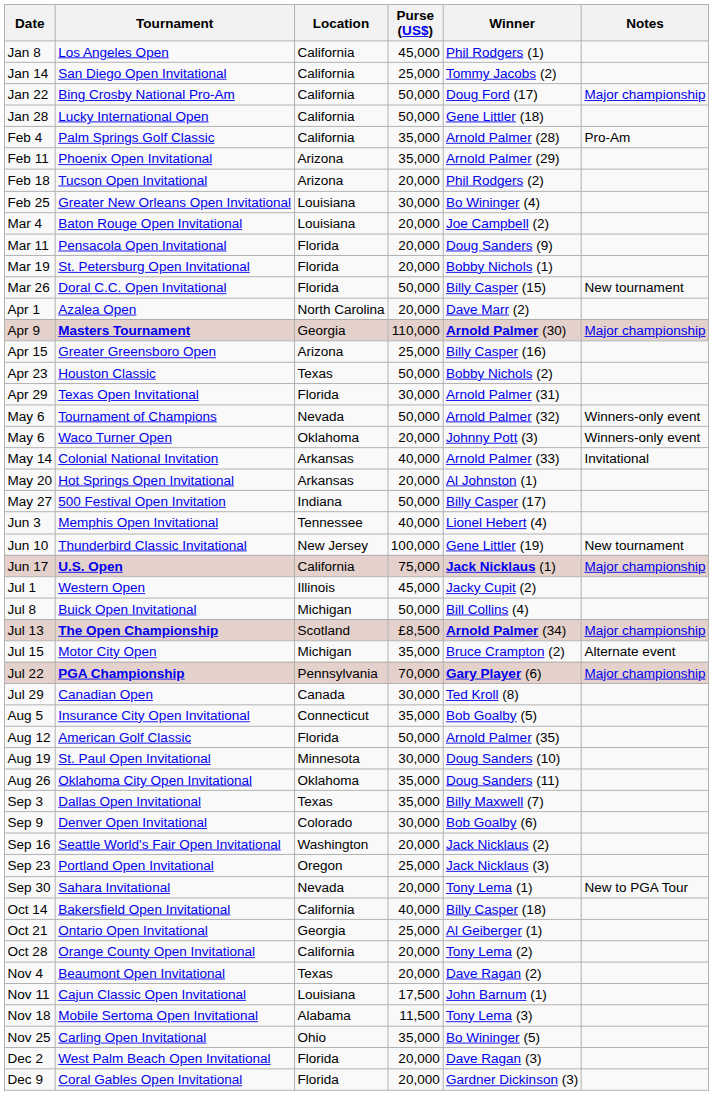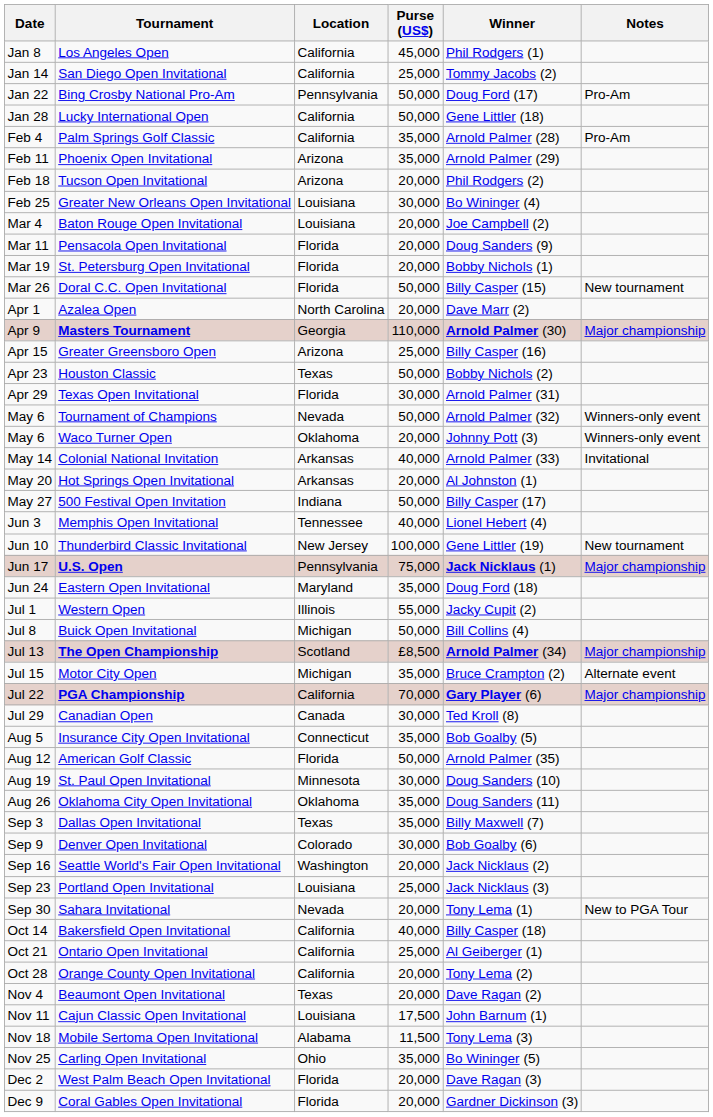(326, 95) California -> (338, 95) Pennsylvania
(645, 95) Major championship -> (607, 95) Pro-Am
(326, 566) California -> (338, 566) Pennsylvania
+ row: (134, 587)
(419, 587) 45,000 -> (419, 609) 55,000
(338, 673) Pennsylvania -> (326, 694) California
(320, 866) Oregon -> (326, 887) Louisiana
(321, 930) Georgia -> (326, 951) California
